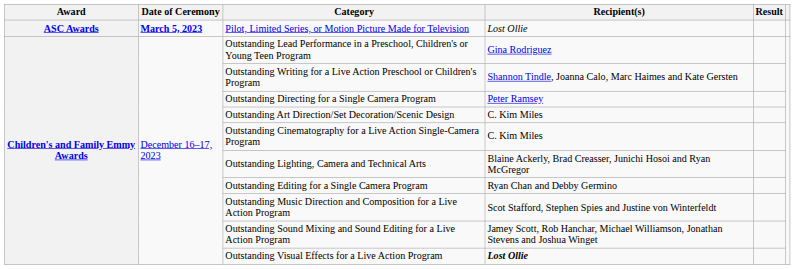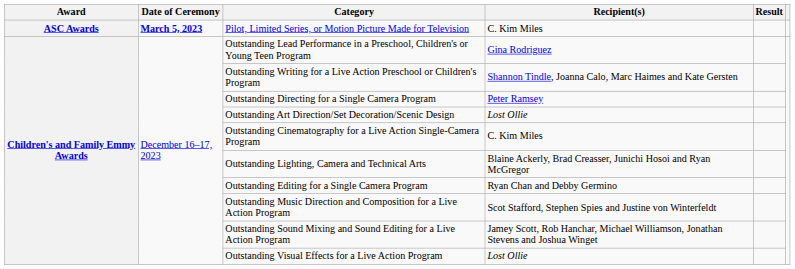(507, 28) Lost Ollie -> (515, 28) C. Kim Miles
(515, 115) C. Kim Miles -> (507, 115) Lost Ollie
(508, 256) bold -> (507, 256) normal
